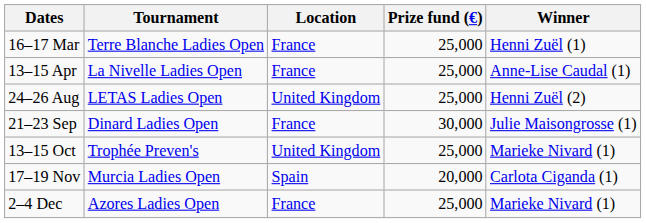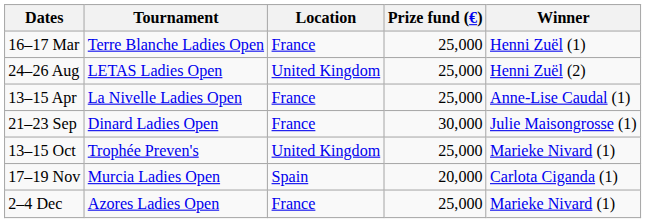rows swapped: (42, 71) <-> (44, 97)
